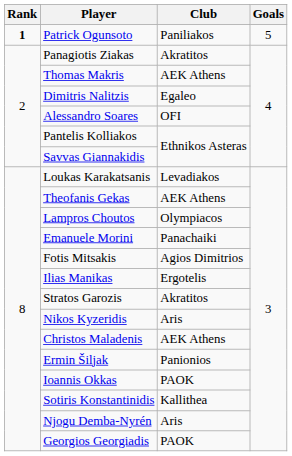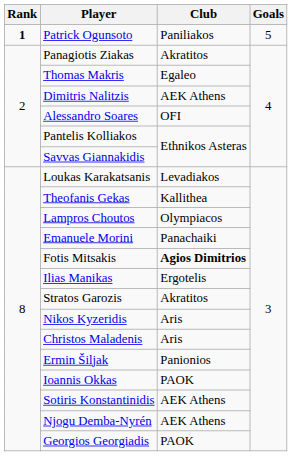(193, 75) AEK Athens -> (178, 75) Egaleo
(178, 95) Egaleo -> (193, 95) AEK Athens
(193, 197) AEK Athens -> (184, 197) Kallithea
(202, 258) normal -> (203, 258) bold
(193, 339) AEK Athens -> (171, 339) Aris
(184, 400) Kallithea -> (193, 400) AEK Athens
(171, 420) Aris -> (193, 420) AEK Athens
